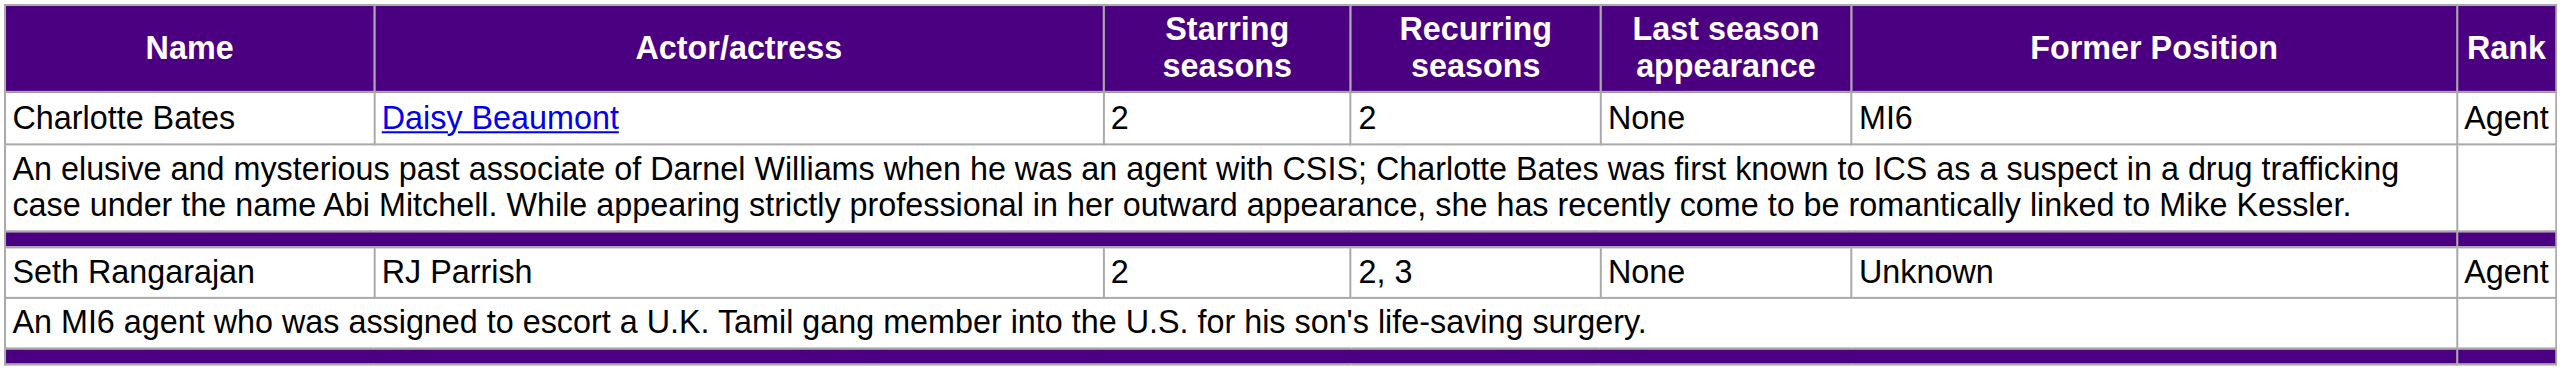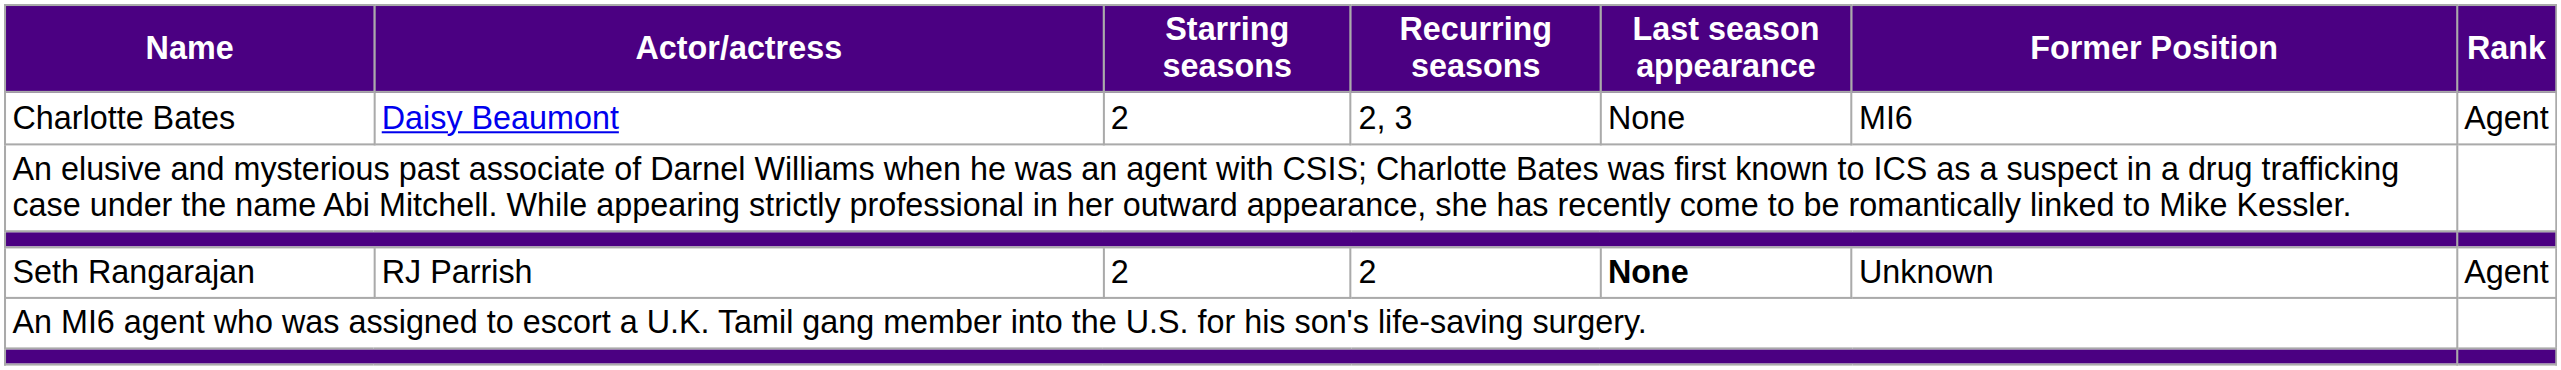(1368, 117) 2 -> (1386, 117) 2, 3
(1386, 271) 2, 3 -> (1368, 271) 2
(1647, 271) normal -> (1648, 271) bold
